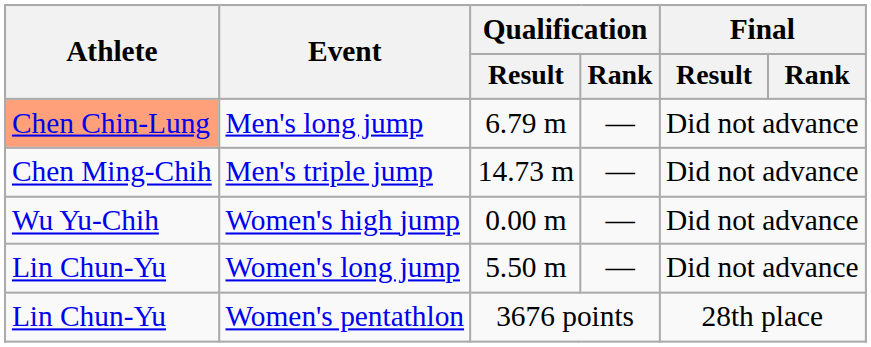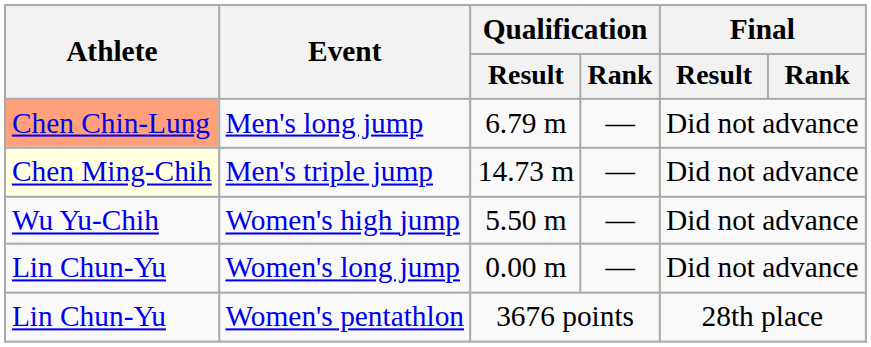(112, 171) no background -> (112, 171) lightyellow background
(526, 220) 0.00 m -> (526, 220) 5.50 m
(526, 268) 5.50 m -> (526, 268) 0.00 m
